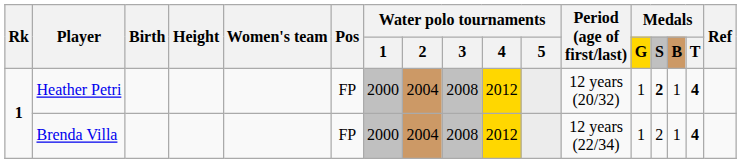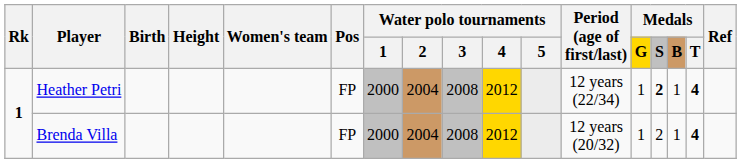(596, 90) 12 years (20/32) -> (596, 90) 12 years (22/34)
(596, 135) 12 years (22/34) -> (596, 135) 12 years (20/32)
